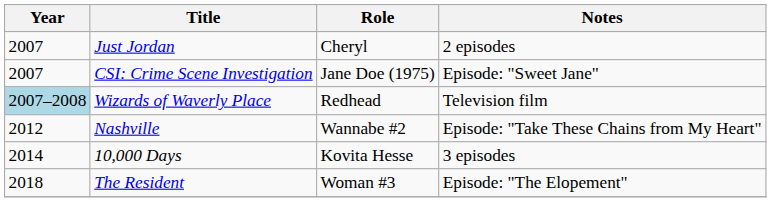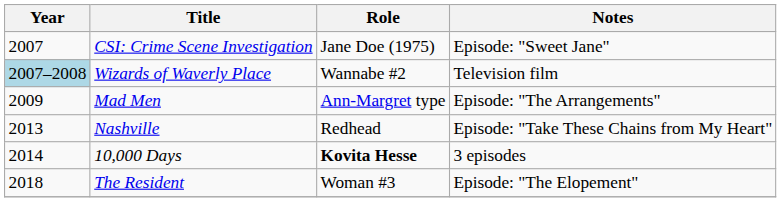- row: (134, 45)
(351, 100) Redhead -> (363, 73) Wannabe #2
+ row: (128, 100)
(26, 127) 2012 -> (26, 127) 2013
(363, 127) Wannabe #2 -> (351, 127) Redhead
(367, 155) normal -> (369, 155) bold
